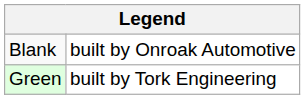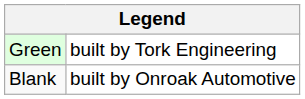rows swapped: (35, 79) <-> (33, 49)
